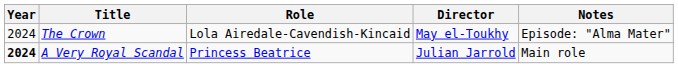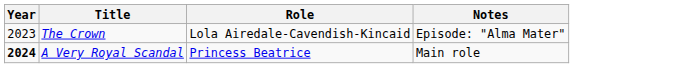- column: (466, 14)
(22, 33) 2024 -> (22, 33) 2023
